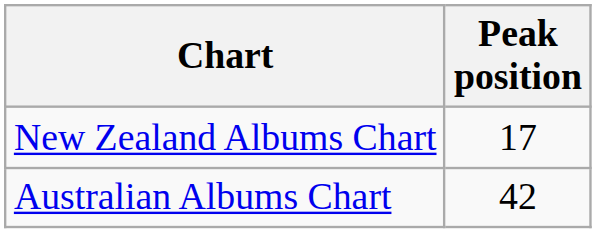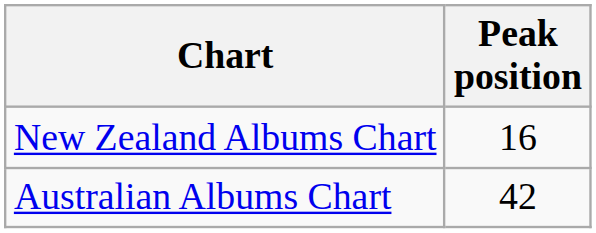(518, 136) 17 -> (518, 136) 16
